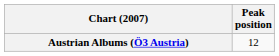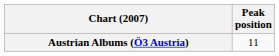(253, 42) 12 -> (253, 42) 11
